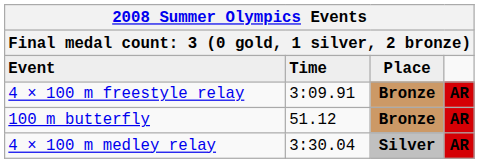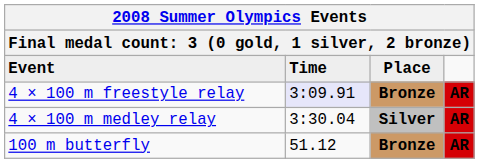(322, 94) no background -> (322, 94) lavender background
rows swapped: (79, 120) <-> (112, 146)
